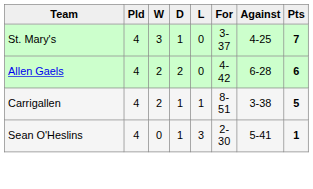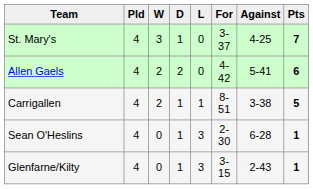(260, 72) 6-28 -> (260, 72) 5-41
(260, 136) 5-41 -> (260, 136) 6-28
+ row: (44, 168)
